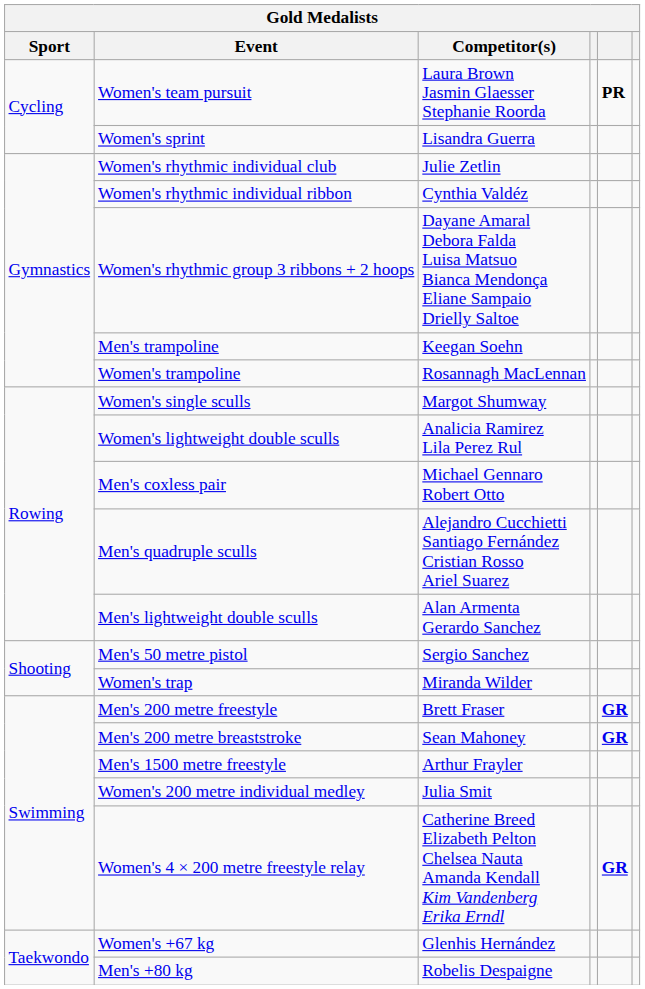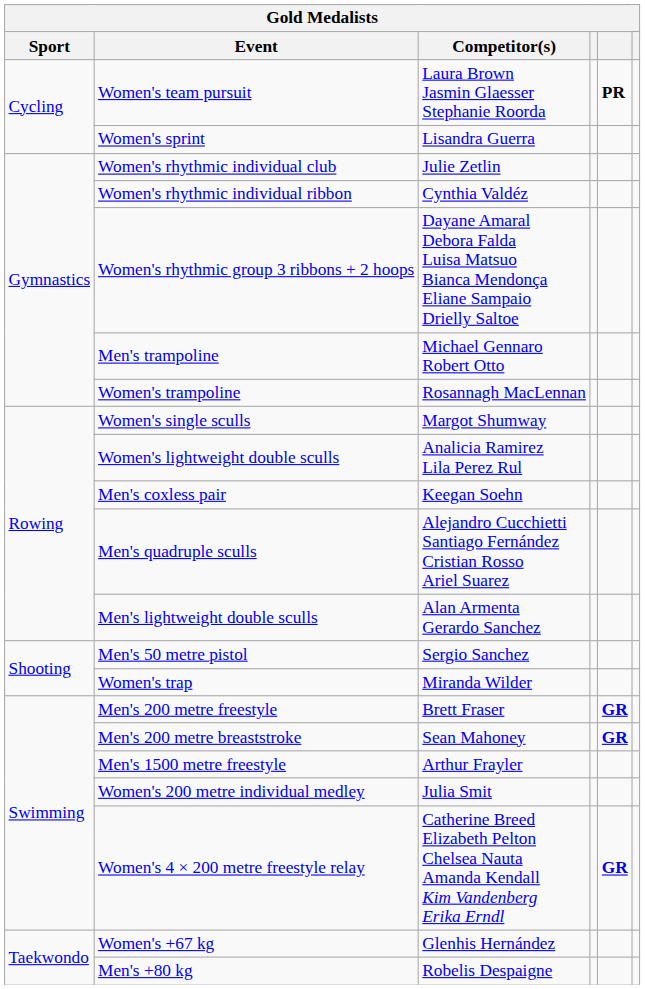(472, 346) Keegan Soehn -> (483, 355) Michael Gennaro Robert Otto
(483, 484) Michael Gennaro Robert Otto -> (472, 494) Keegan Soehn
